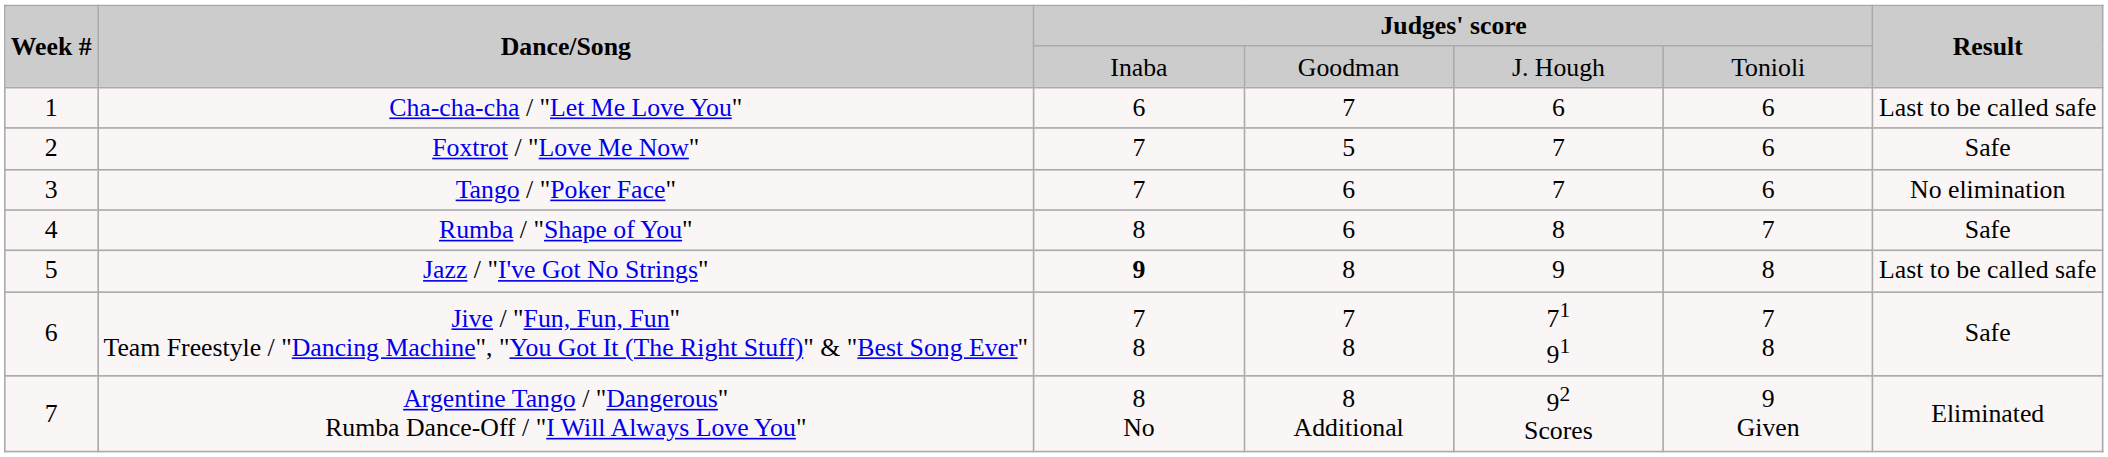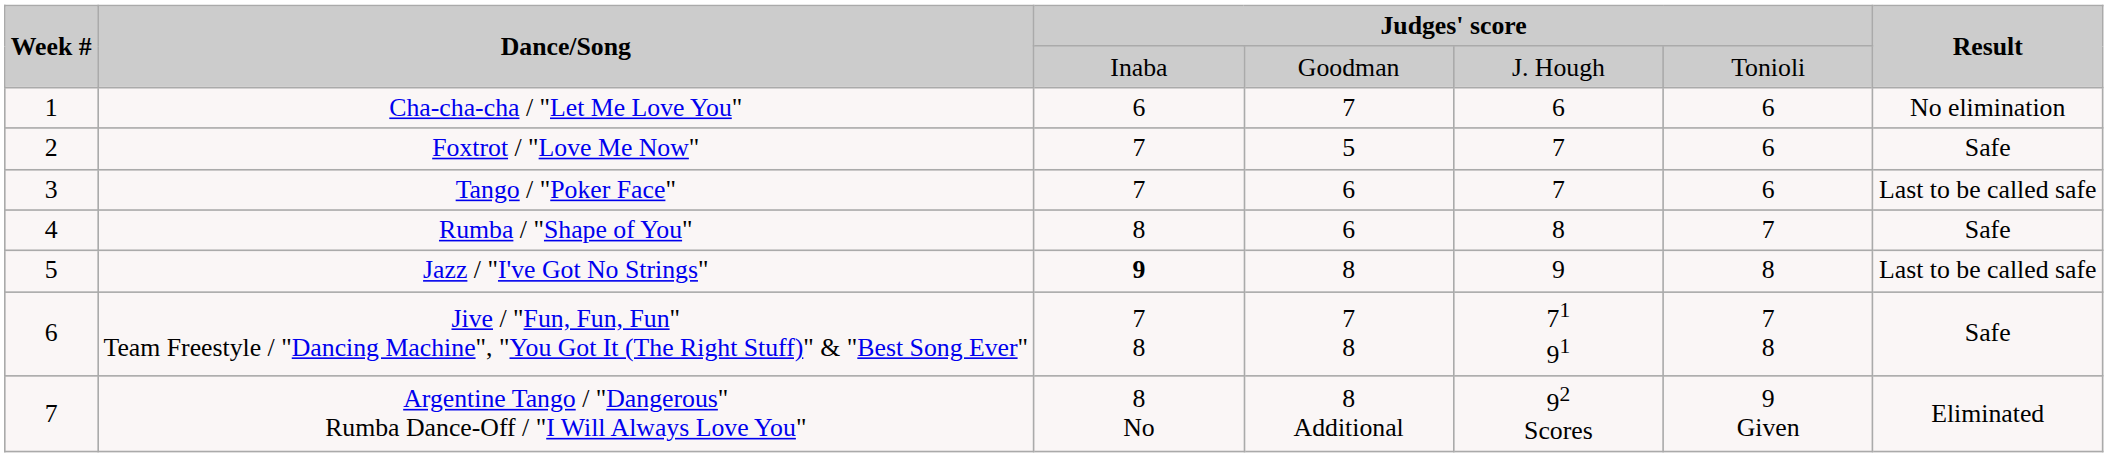(1988, 107) Last to be called safe -> (1988, 107) No elimination
(1988, 189) No elimination -> (1988, 189) Last to be called safe
